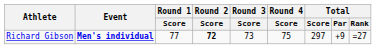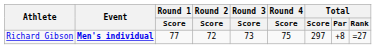(212, 37) bold -> (212, 37) normal
(340, 37) +9 -> (340, 37) +8
